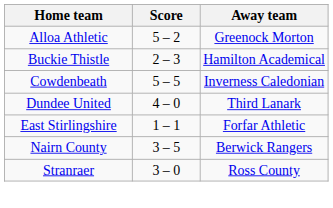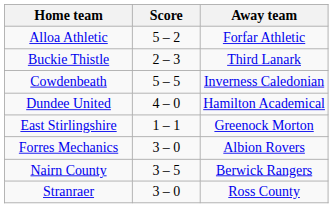(264, 37) Greenock Morton -> (264, 37) Forfar Athletic
(264, 59) Hamilton Academical -> (264, 59) Third Lanark
(264, 103) Third Lanark -> (264, 103) Hamilton Academical
(264, 125) Forfar Athletic -> (264, 125) Greenock Morton
+ row: (69, 147)
